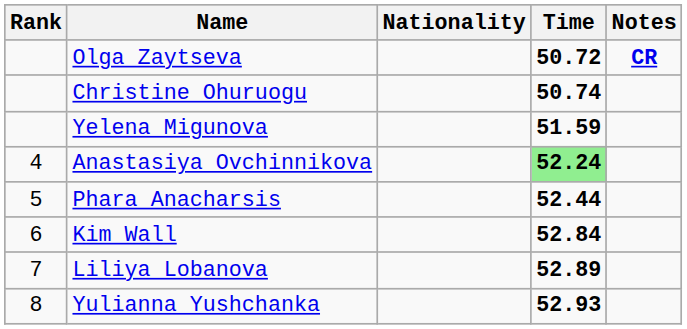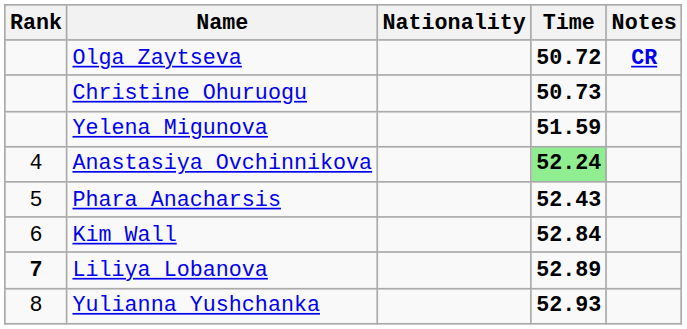(569, 93) 50.74 -> (569, 93) 50.73
(569, 199) 52.44 -> (569, 199) 52.43
(36, 270) normal -> (36, 270) bold
